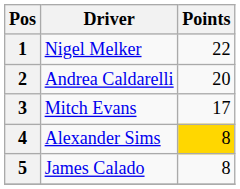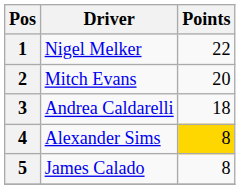(109, 78) Andrea Caldarelli -> (91, 78) Mitch Evans
(91, 108) Mitch Evans -> (109, 108) Andrea Caldarelli
(221, 108) 17 -> (221, 108) 18
